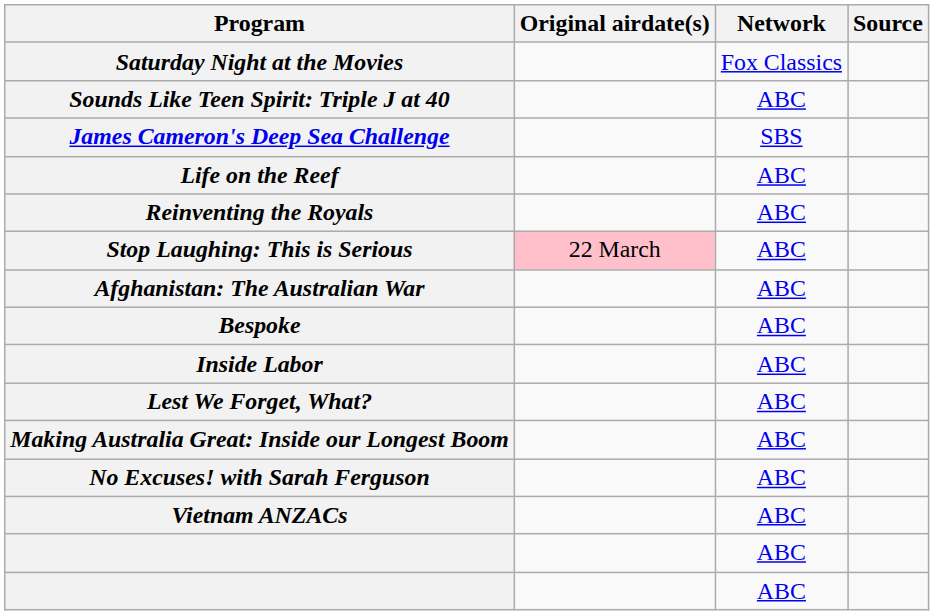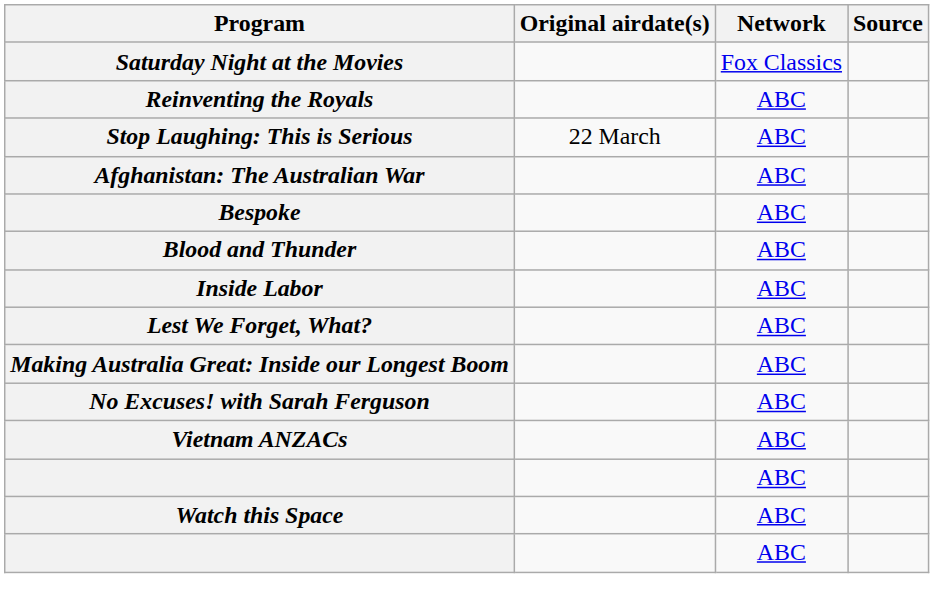- row: (259, 99)
- row: (260, 136)
- row: (260, 174)
(615, 250) pink background -> (615, 136) no background
+ row: (259, 250)
+ row: (260, 514)
